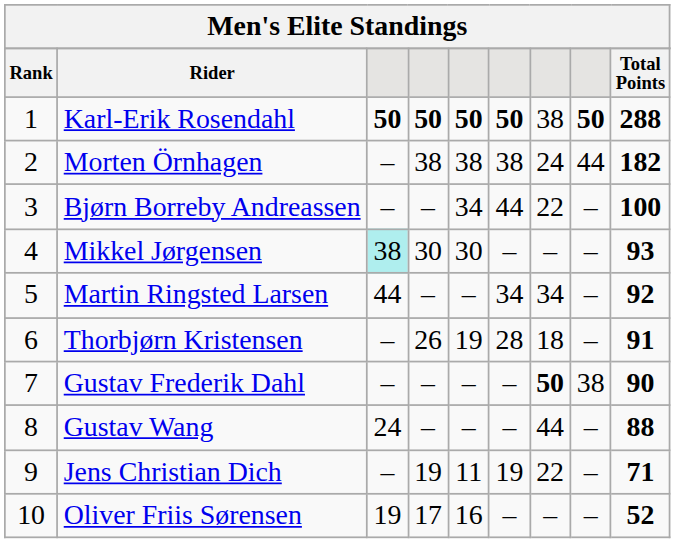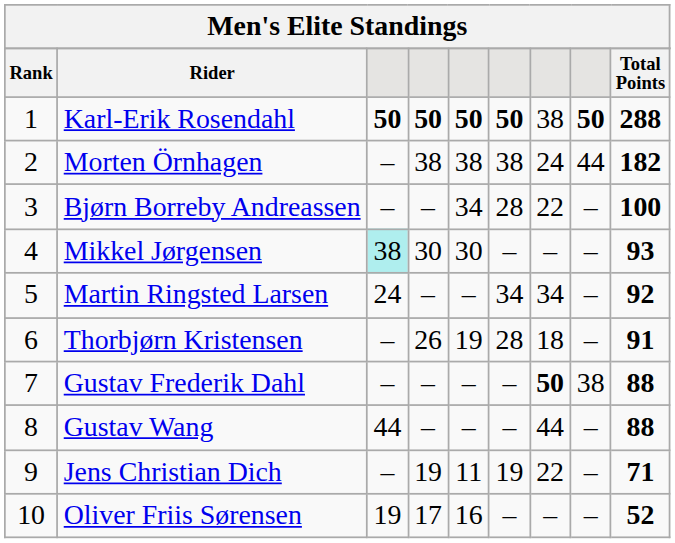(509, 206) 44 -> (509, 206) 28
(387, 294) 44 -> (387, 294) 24
(640, 383) 90 -> (640, 383) 88
(387, 427) 24 -> (387, 427) 44
